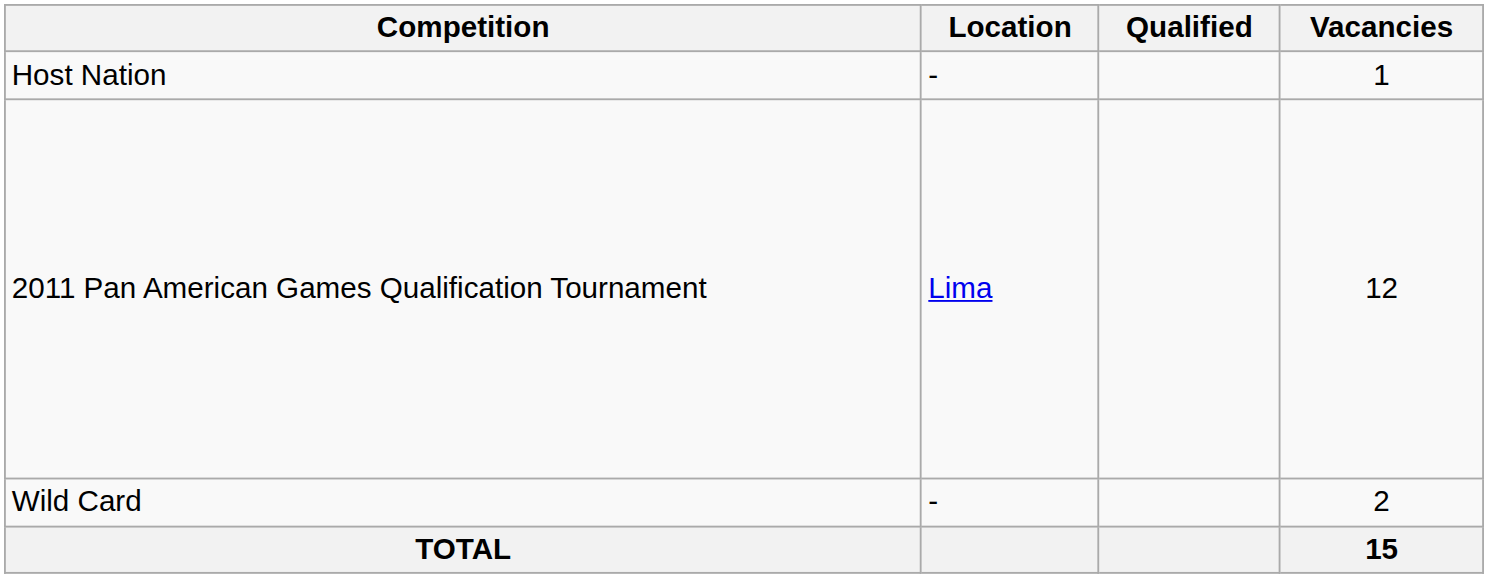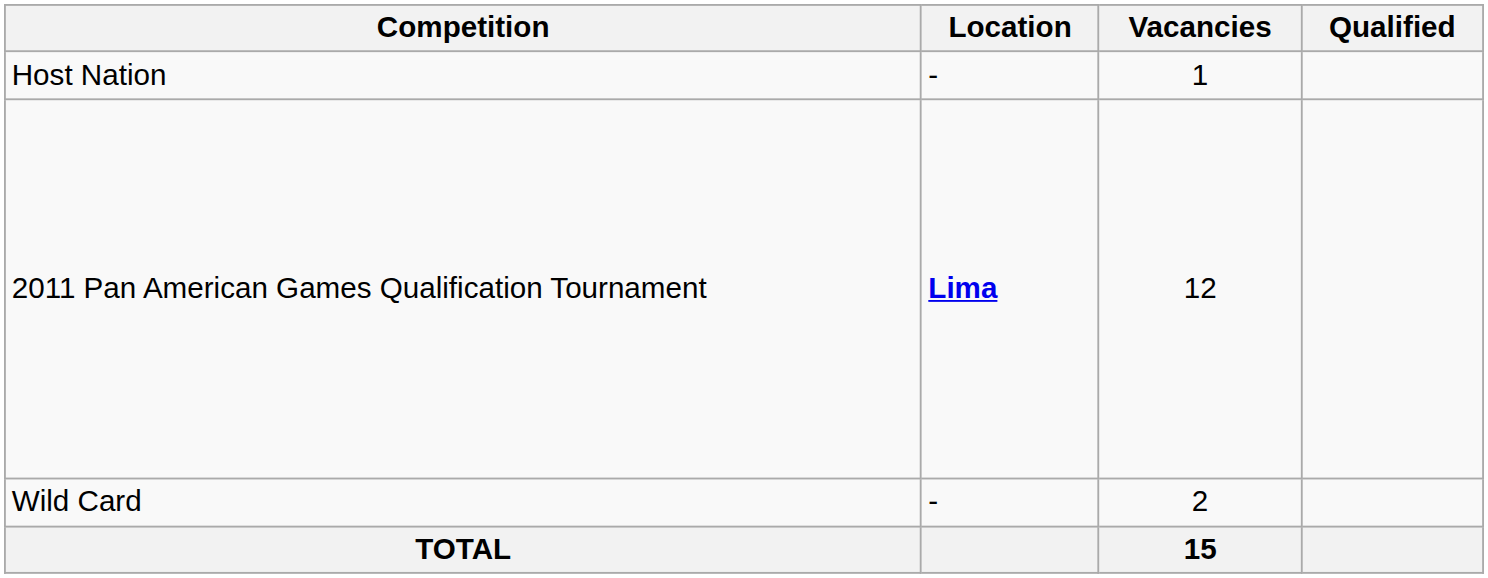columns swapped: (1382, 27) <-> (1189, 27)
(960, 288) normal -> (963, 288) bold
